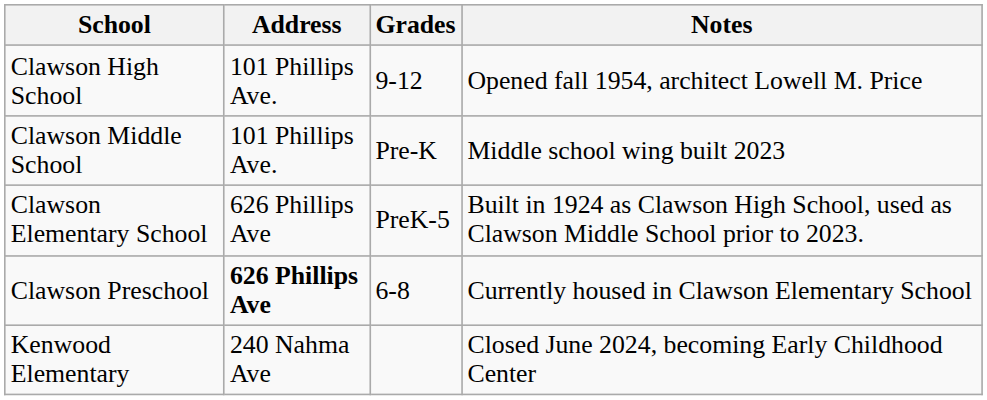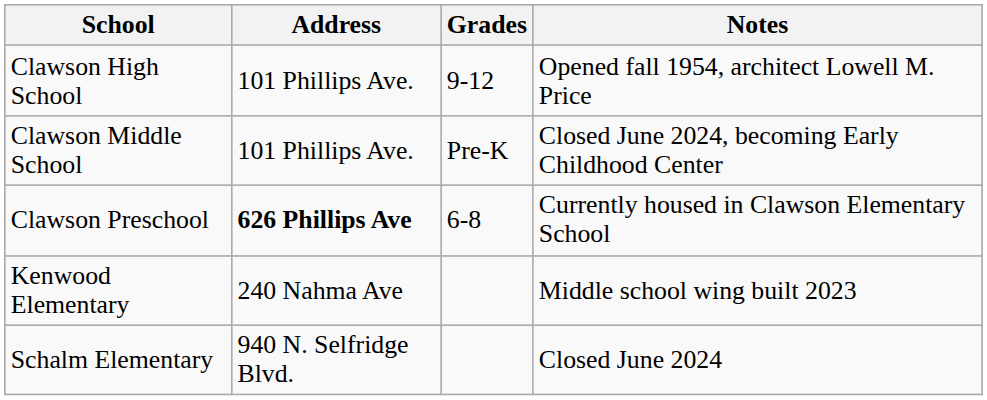(626, 150) Middle school wing built 2023 -> (719, 150) Closed June 2024, becoming Early Childhood Center
- row: (109, 219)
(705, 359) Closed June 2024, becoming Early Childhood Center -> (698, 289) Middle school wing built 2023
+ row: (112, 359)
